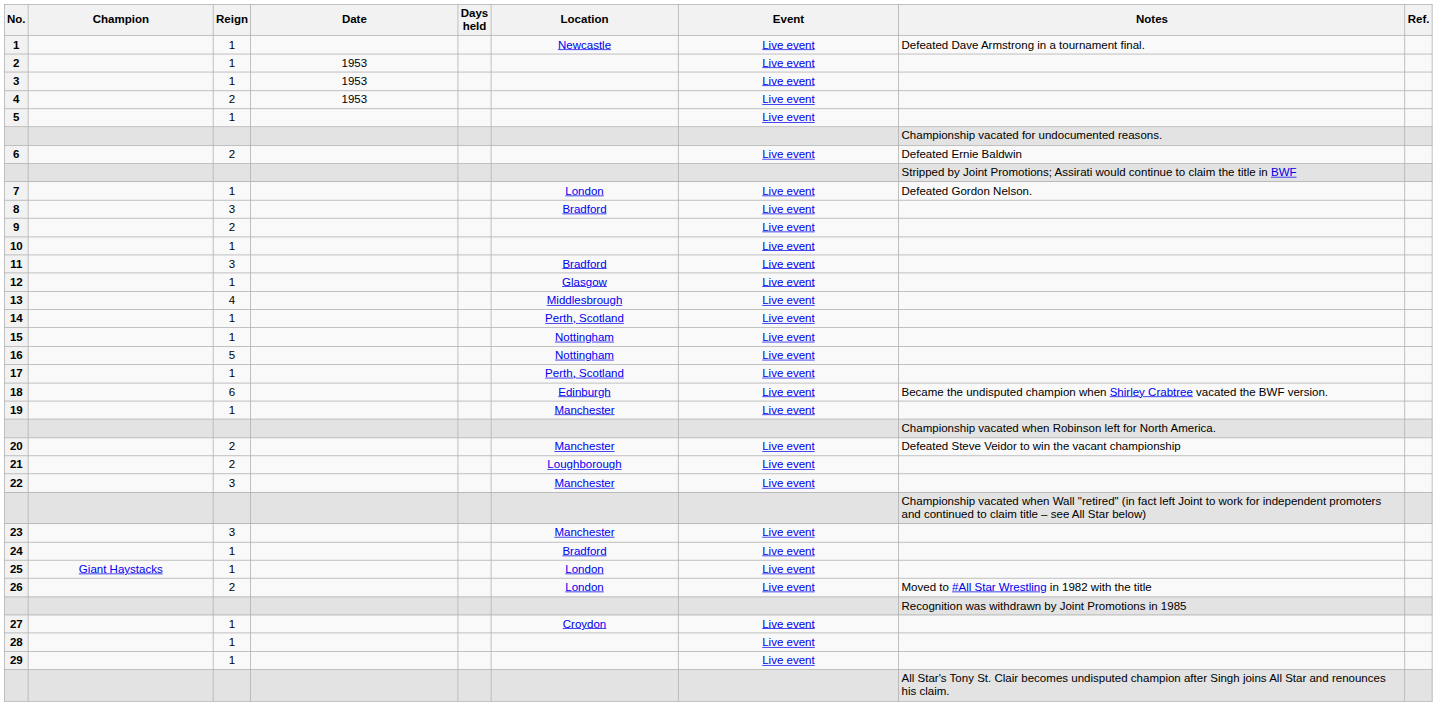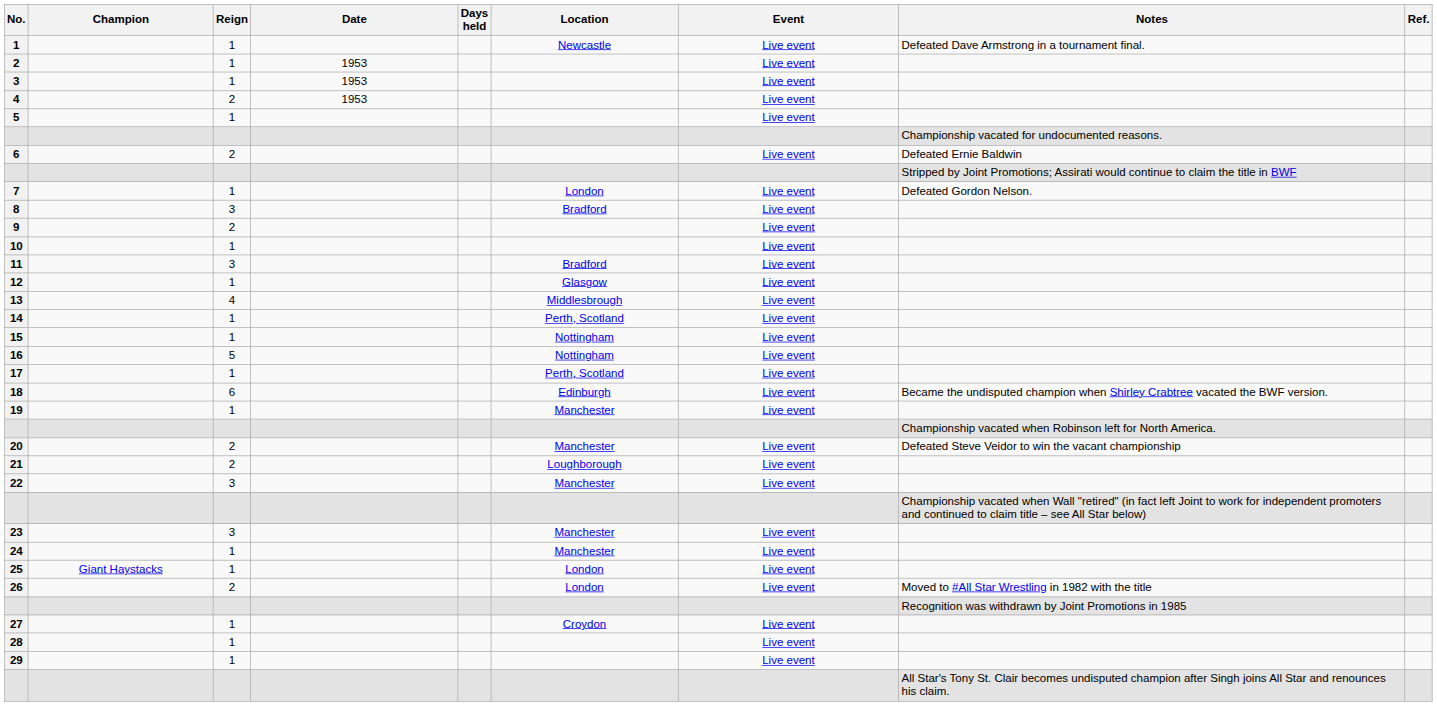(585, 551) Bradford -> (584, 551) Manchester
